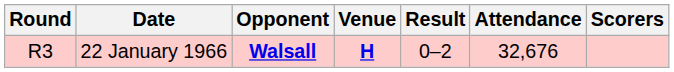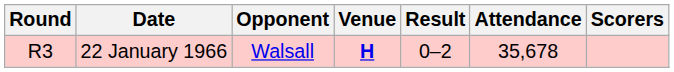(283, 51) bold -> (283, 51) normal
(528, 51) 32,676 -> (528, 51) 35,678
